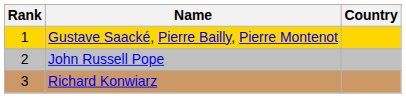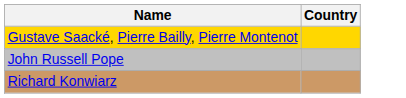- column: (25, 15)
